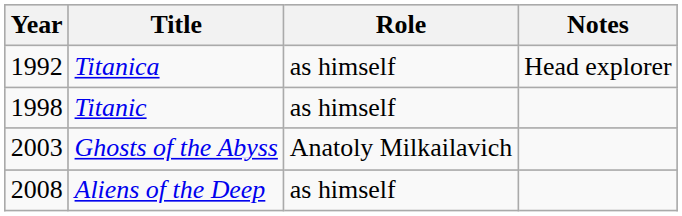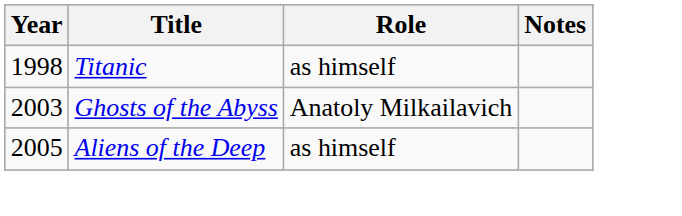- row: (117, 66)
(37, 189) 2008 -> (37, 148) 2005
